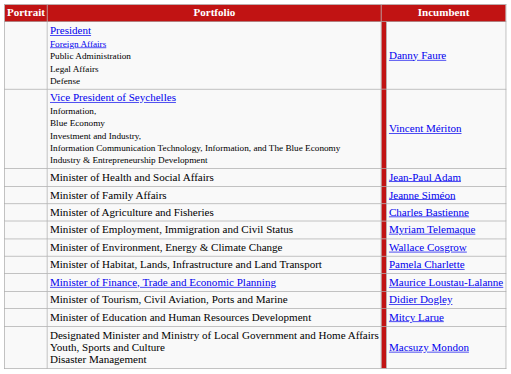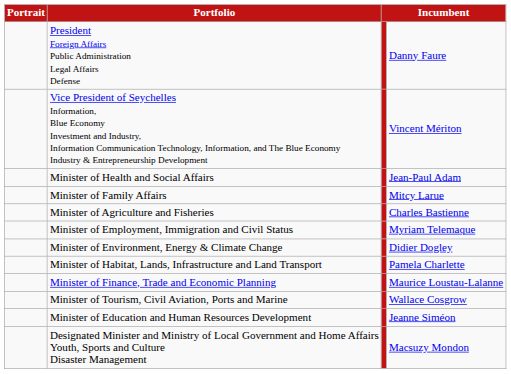(422, 195) Jeanne Siméon -> (416, 195) Mitcy Larue
(428, 247) Wallace Cosgrow -> (421, 247) Didier Dogley
(421, 300) Didier Dogley -> (428, 300) Wallace Cosgrow
(416, 317) Mitcy Larue -> (422, 317) Jeanne Siméon
